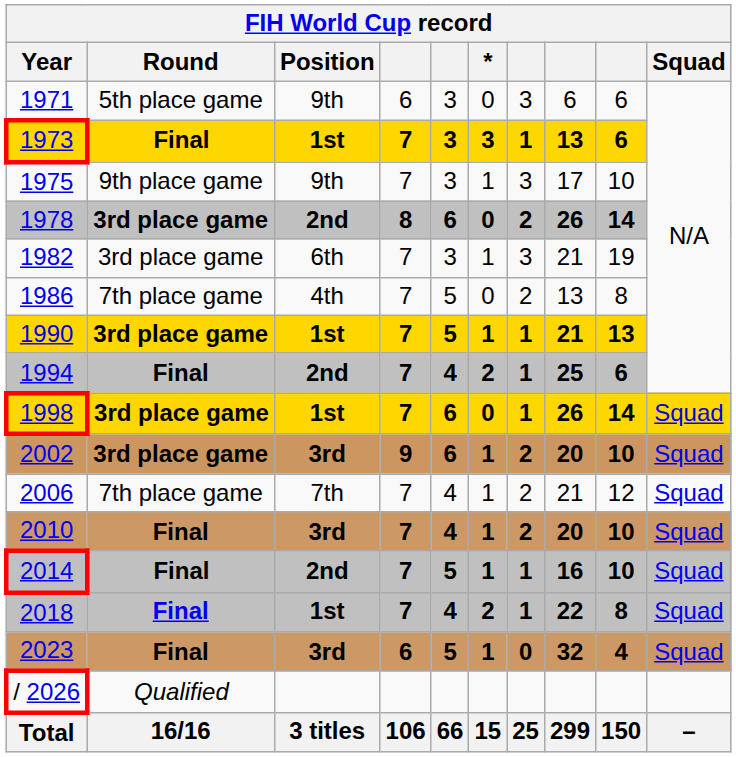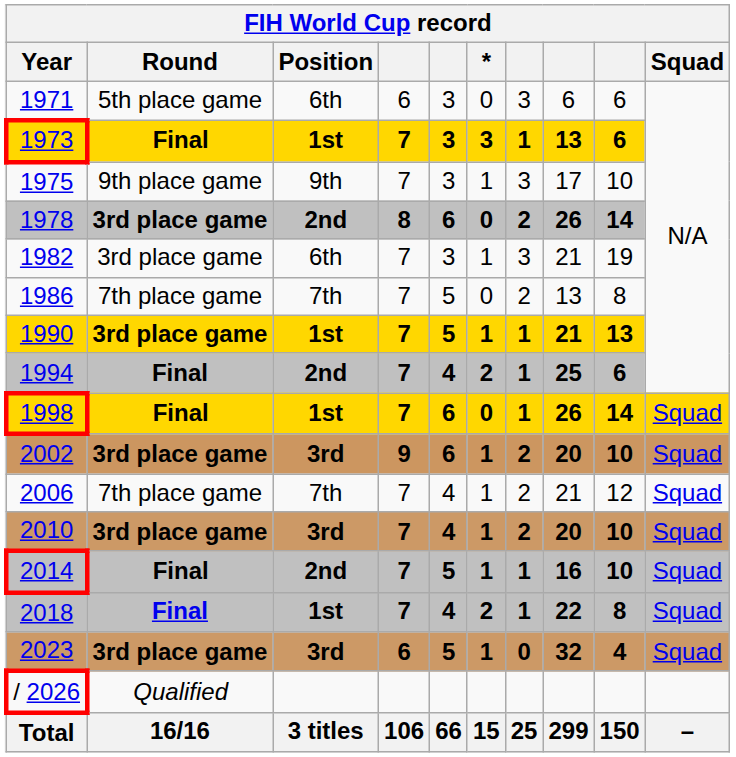(327, 100) 9th -> (326, 100) 6th
(327, 295) 4th -> (326, 295) 7th
(181, 413) 3rd place game -> (181, 413) Final
(181, 531) Final -> (180, 531) 3rd place game
(181, 651) Final -> (180, 651) 3rd place game
